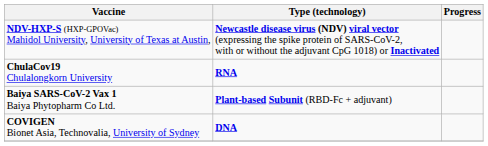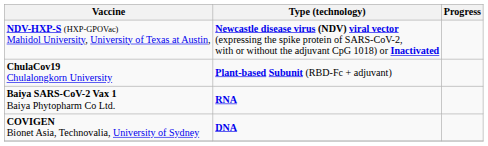(226, 72) RNA -> (304, 72) Plant-based Subunit (RBD-Fc + adjuvant)
(304, 100) Plant-based Subunit (RBD-Fc + adjuvant) -> (226, 100) RNA
